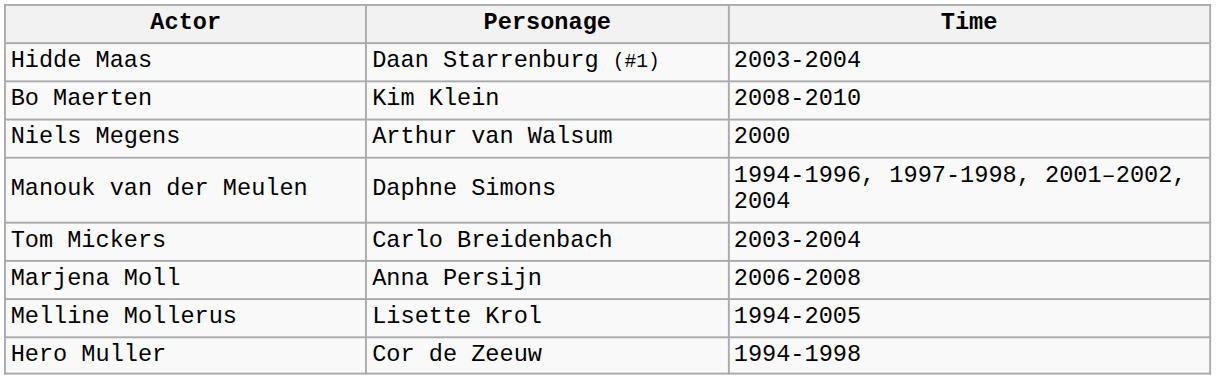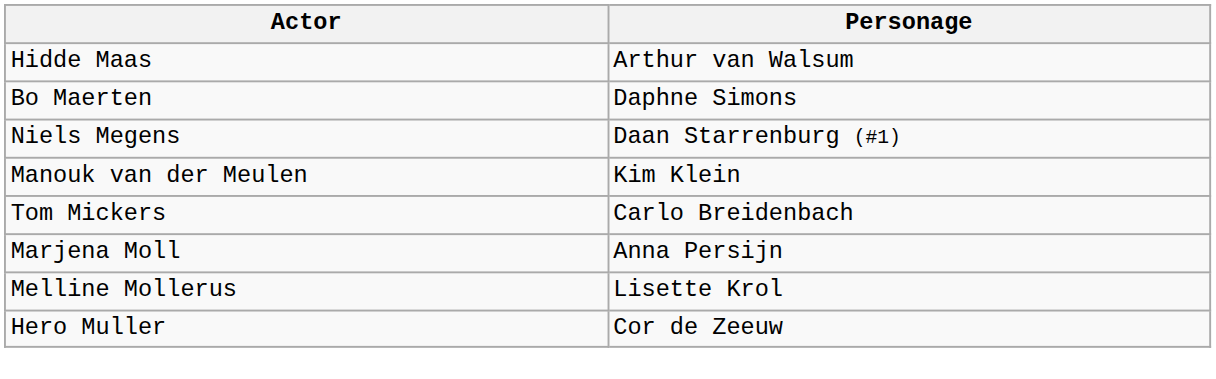- column: (969, 24)
(516, 62) Daan Starrenburg (#1) -> (734, 62) Arthur van Walsum
(436, 101) Kim Klein -> (705, 101) Daphne Simons
(492, 139) Arthur van Walsum -> (757, 139) Daan Starrenburg (#1)
(464, 190) Daphne Simons -> (677, 177) Kim Klein
